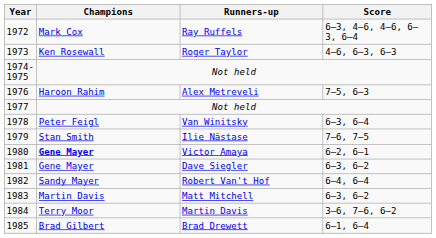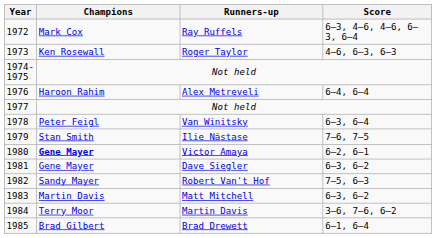(347, 92) 7–5, 6–3 -> (347, 92) 6–4, 6–4
(347, 181) 6–4, 6–4 -> (347, 181) 7–5, 6–3
